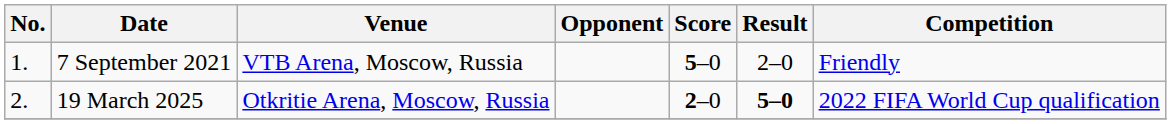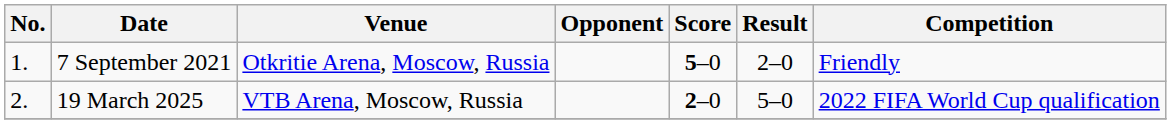(383, 61) VTB Arena, Moscow, Russia -> (396, 61) Otkritie Arena, Moscow, Russia
(396, 99) Otkritie Arena, Moscow, Russia -> (383, 99) VTB Arena, Moscow, Russia
(775, 99) bold -> (775, 99) normal
